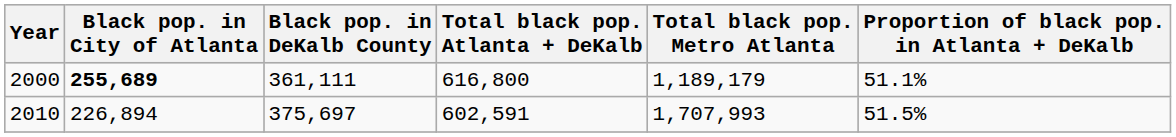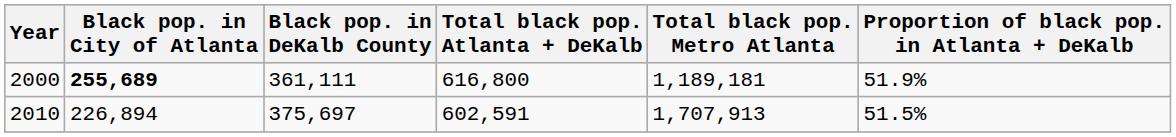(709, 80) 1,189,179 -> (709, 80) 1,189,181
(895, 80) 51.1% -> (895, 80) 51.9%
(709, 114) 1,707,993 -> (709, 114) 1,707,913
